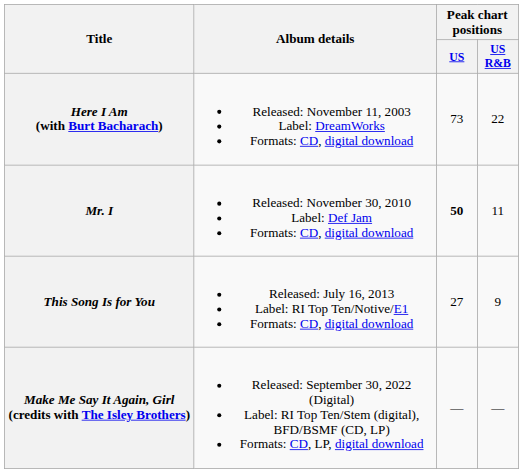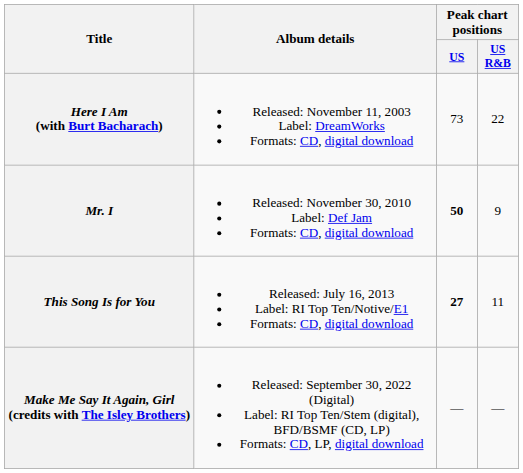(498, 210) 11 -> (498, 210) 9
(457, 301) normal -> (457, 301) bold
(498, 301) 9 -> (498, 301) 11
